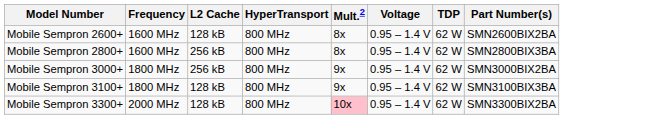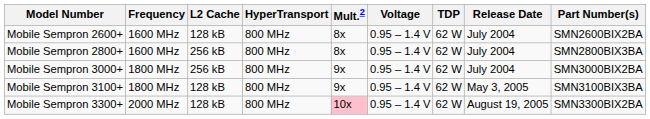+ column: (508, 14)
